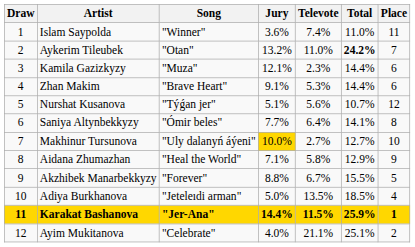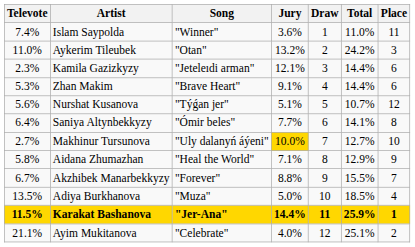columns swapped: (21, 13) <-> (318, 13)
(360, 50) bold -> (360, 50) normal
(394, 50) 7 -> (394, 50) 3
(180, 68) "Muza" -> (215, 68) "Jeteleıdi arman"
(394, 178) 5 -> (394, 178) 7
(202, 196) "Jeteleıdi arman" -> (193, 196) "Muza"
